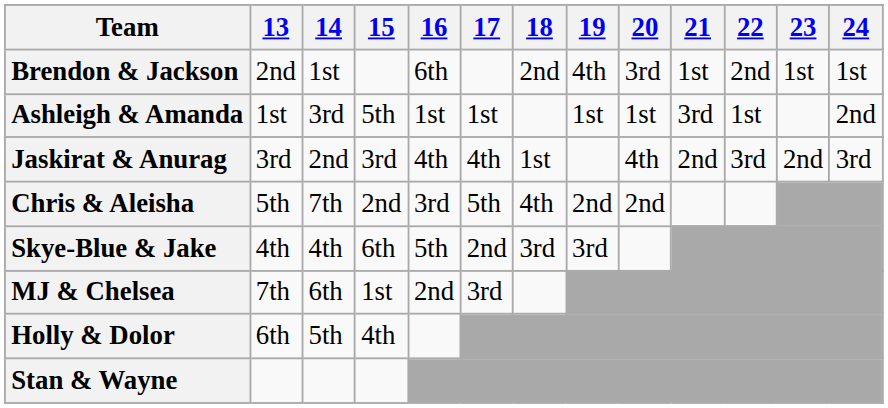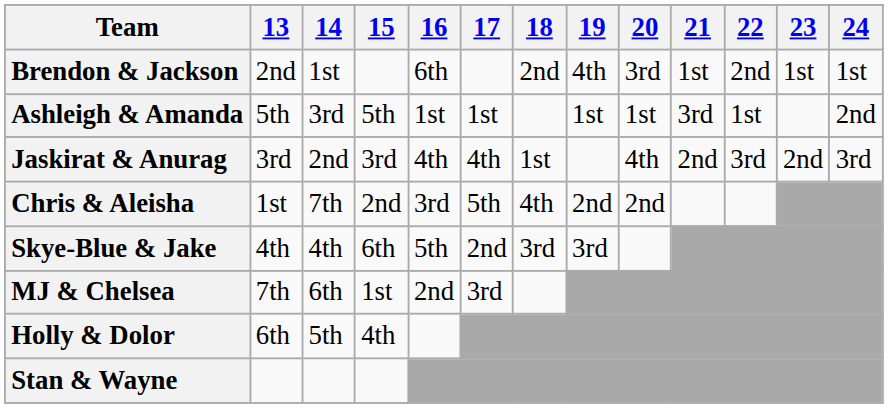(271, 115) 1st -> (273, 115) 5th
(273, 203) 5th -> (271, 203) 1st
